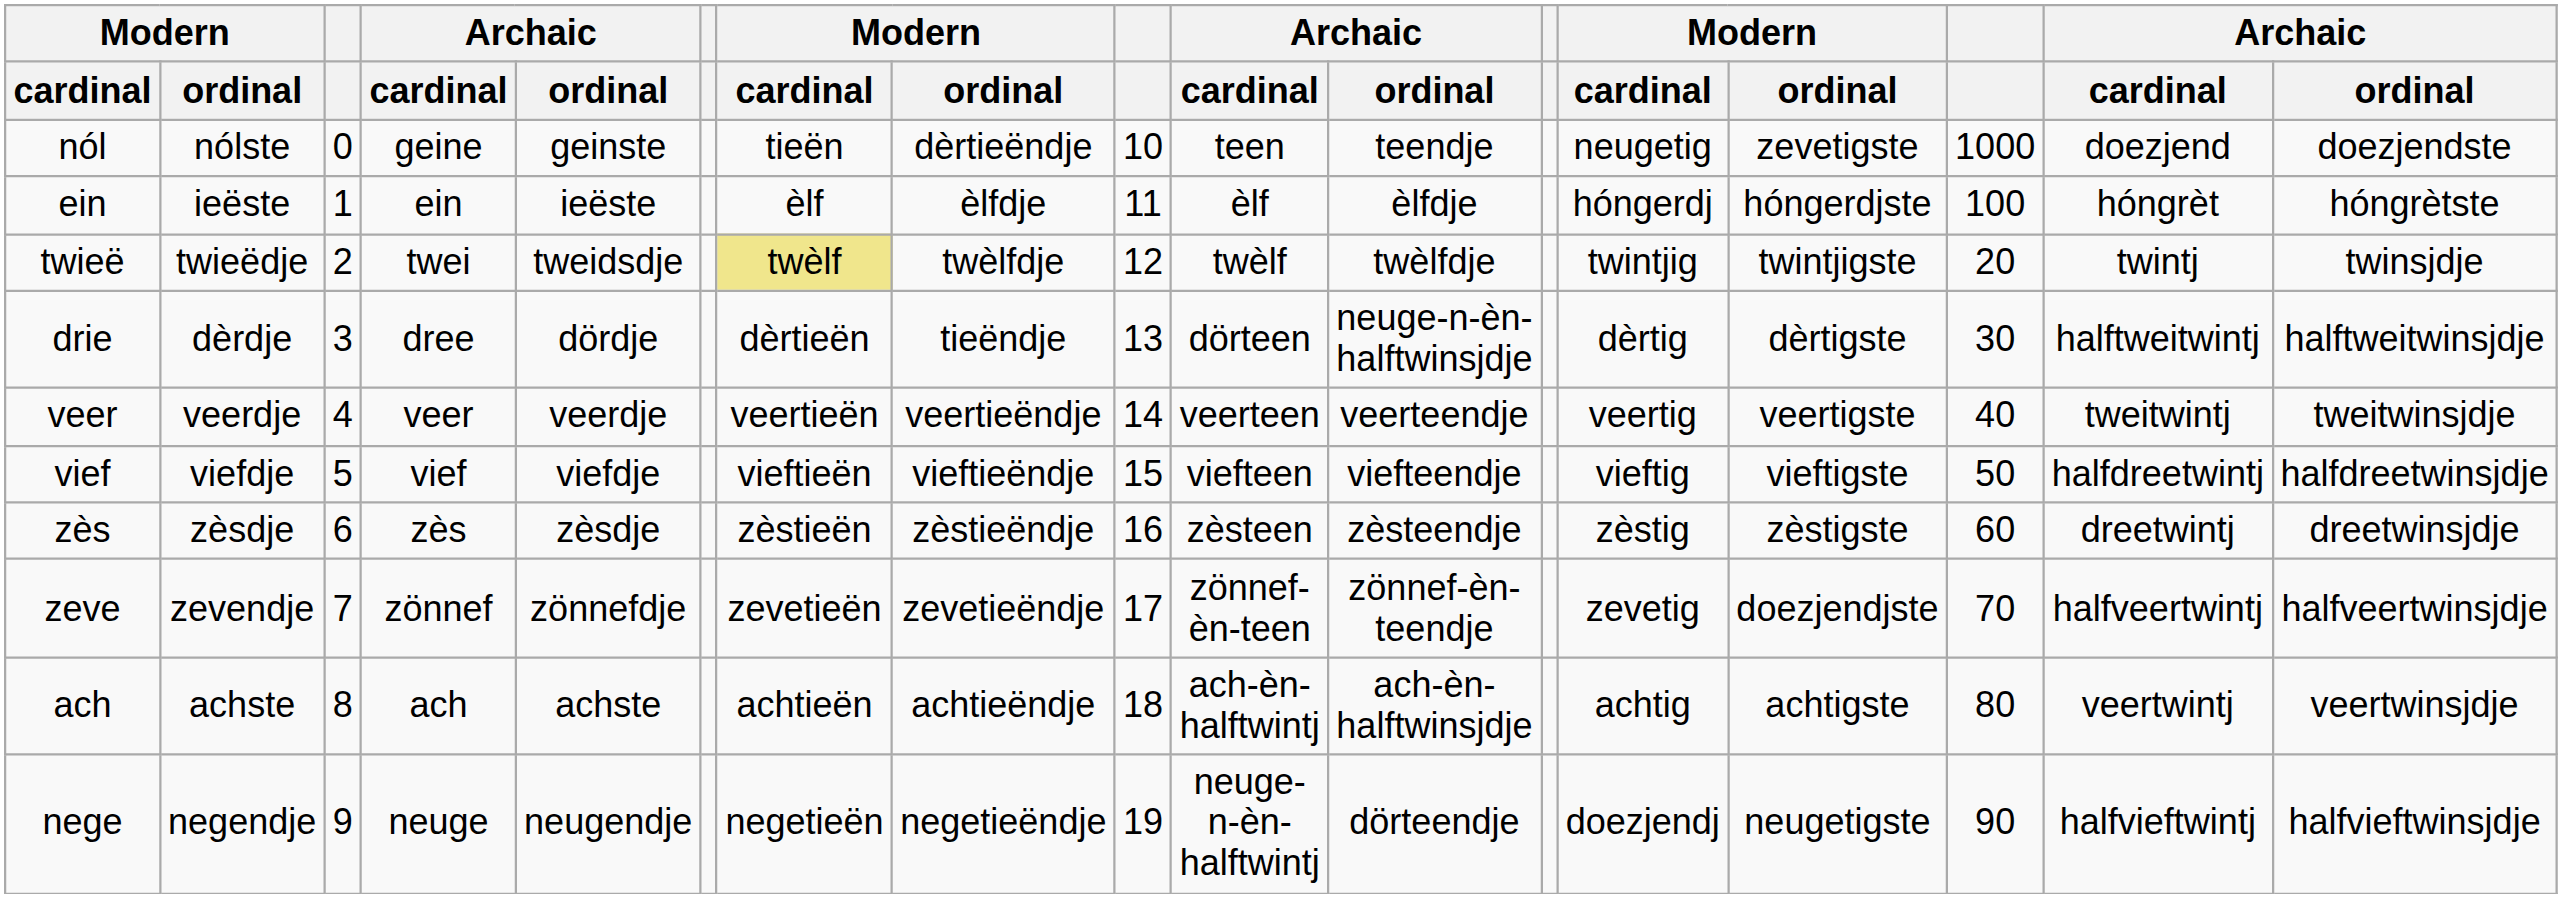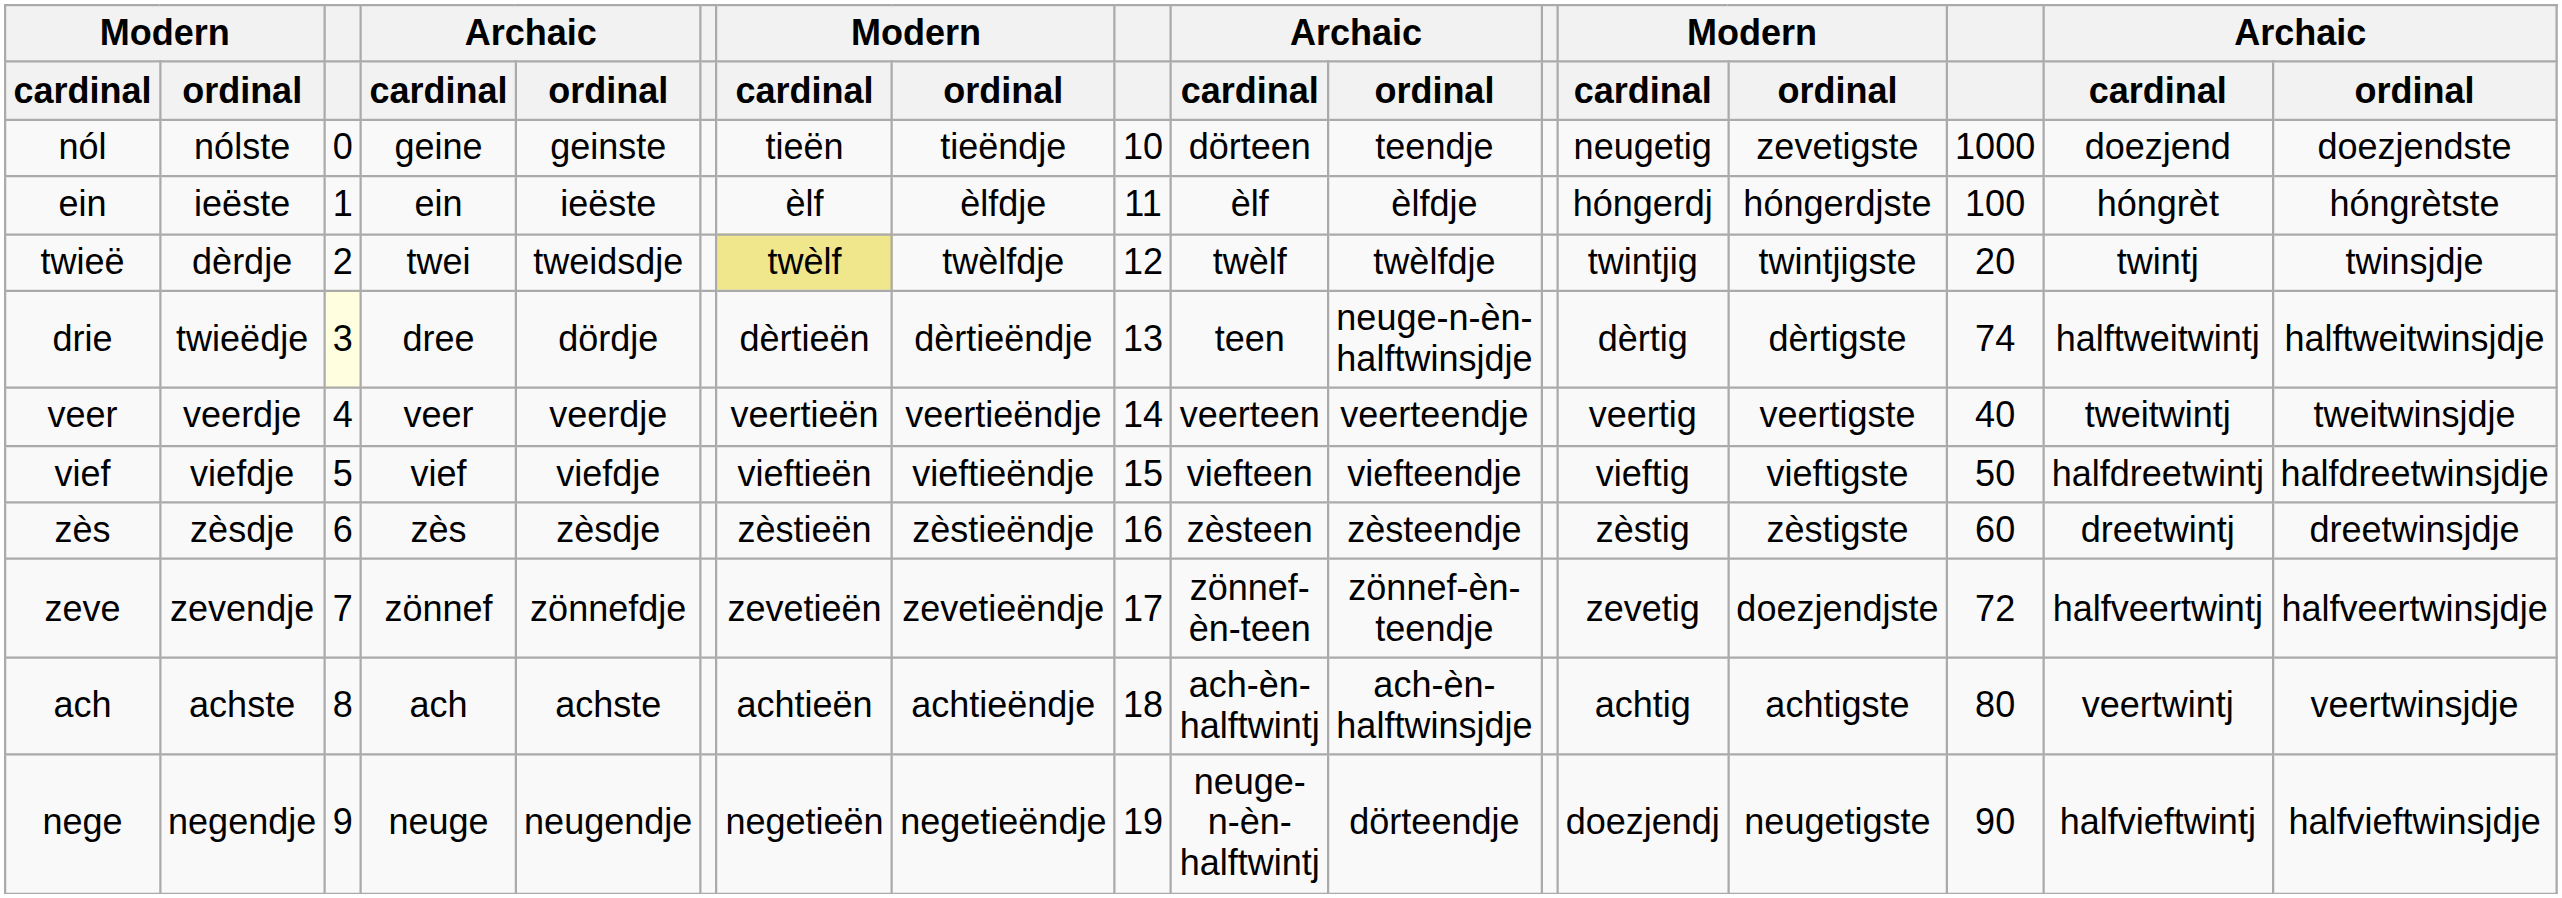(1003, 147) dèrtieëndje -> (1003, 147) tieëndje
(1250, 147) teen -> (1250, 147) dörteen
(242, 261) twieëdje -> (242, 261) dèrdje
(242, 338) dèrdje -> (242, 338) twieëdje
(343, 338) no background -> (343, 338) lightyellow background
(1003, 338) tieëndje -> (1003, 338) dèrtieëndje
(1250, 338) dörteen -> (1250, 338) teen
(1995, 338) 30 -> (1995, 338) 74
(1995, 607) 70 -> (1995, 607) 72
